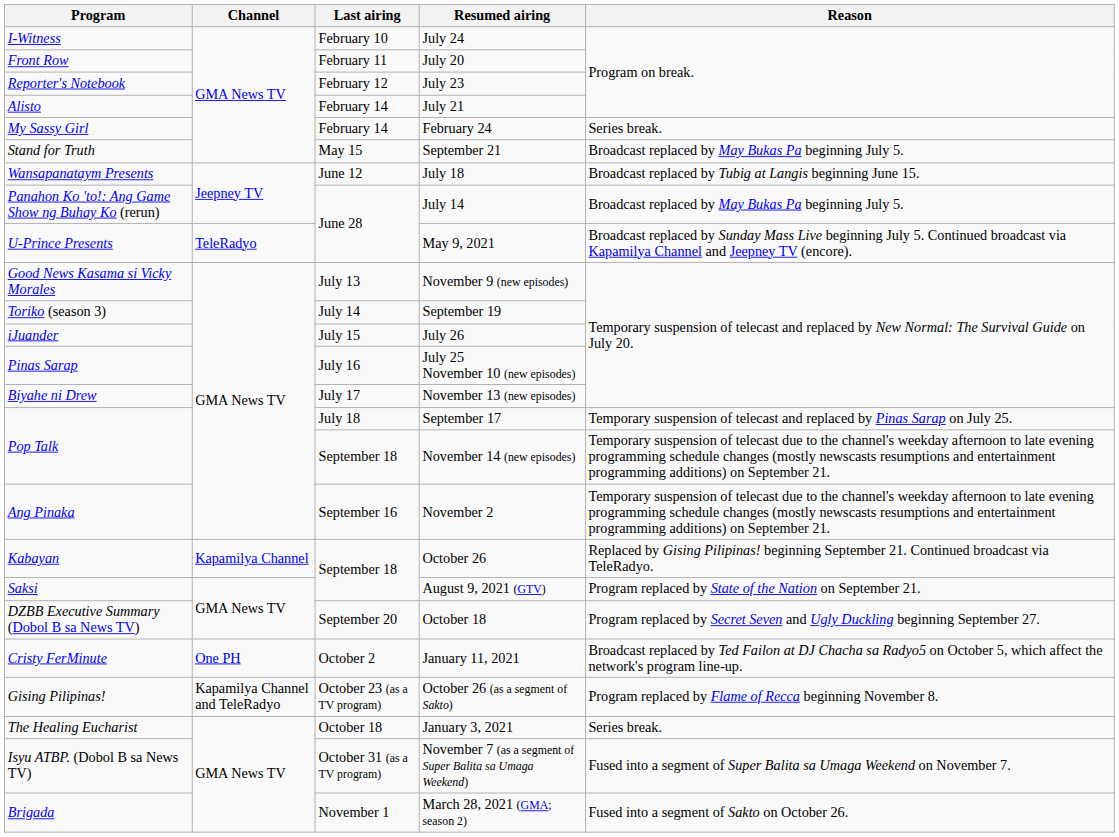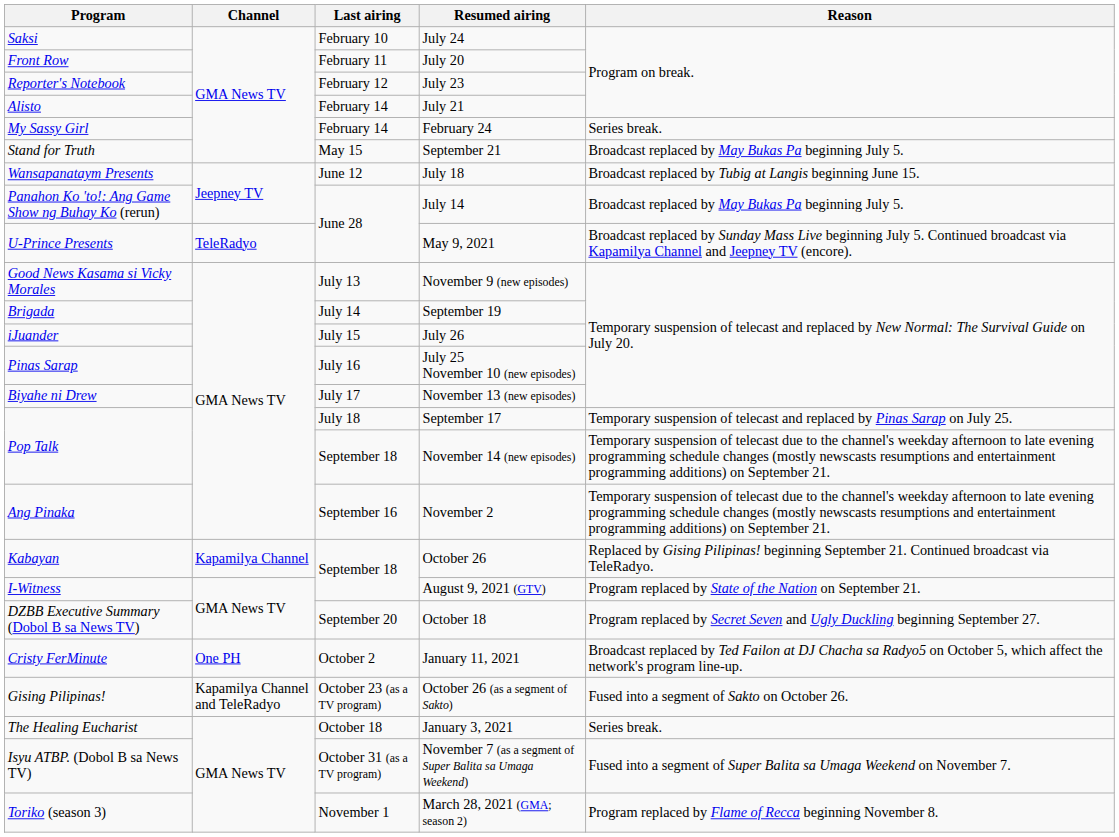(34, 38) I-Witness -> (23, 38) Saksi
(57, 312) Toriko (season 3) -> (31, 312) Brigada
(23, 589) Saksi -> (34, 589) I-Witness
(763, 696) Program replaced by Flame of Recca beginning November 8. -> (718, 696) Fused into a segment of Sakto on October 26.
(31, 812) Brigada -> (57, 812) Toriko (season 3)
(718, 812) Fused into a segment of Sakto on October 26. -> (763, 812) Program replaced by Flame of Recca beginning November 8.
